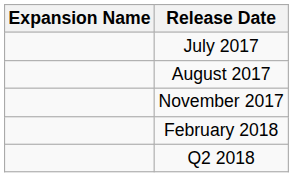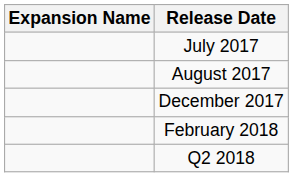- row: (221, 102)
+ row: (221, 102)
